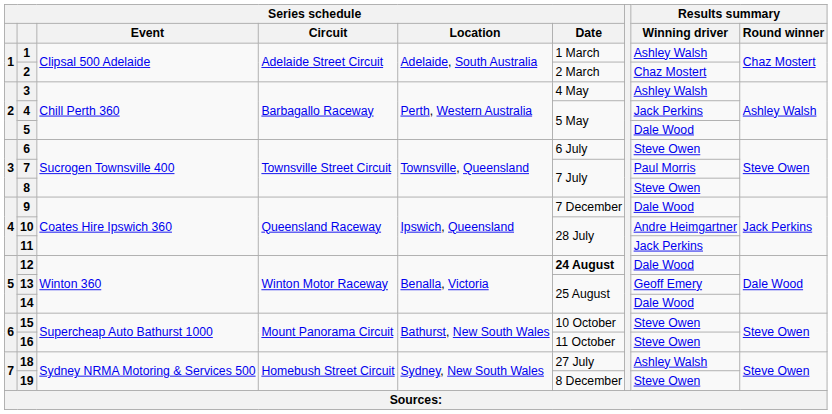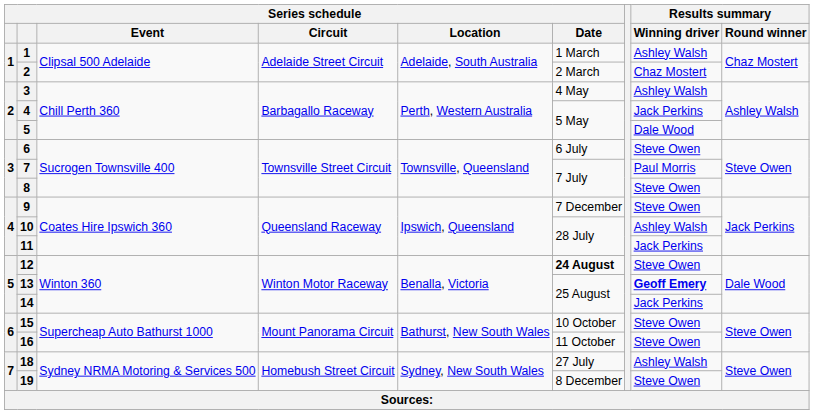(664, 207) Dale Wood -> (667, 207) Steve Owen
(685, 226) Andre Heimgartner -> (670, 226) Ashley Walsh
(664, 265) Dale Wood -> (667, 265) Steve Owen
(668, 284) normal -> (670, 284) bold
(664, 303) Dale Wood -> (668, 303) Jack Perkins
